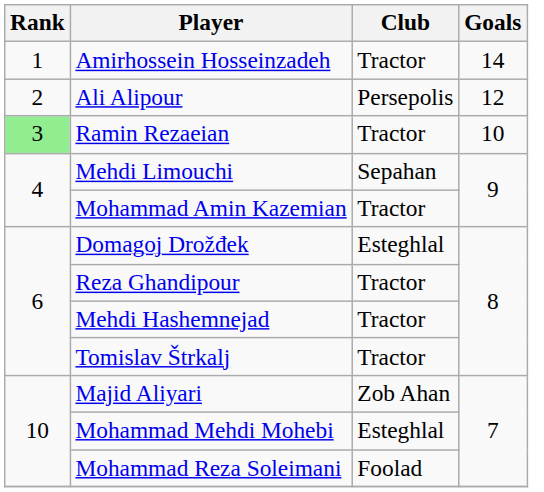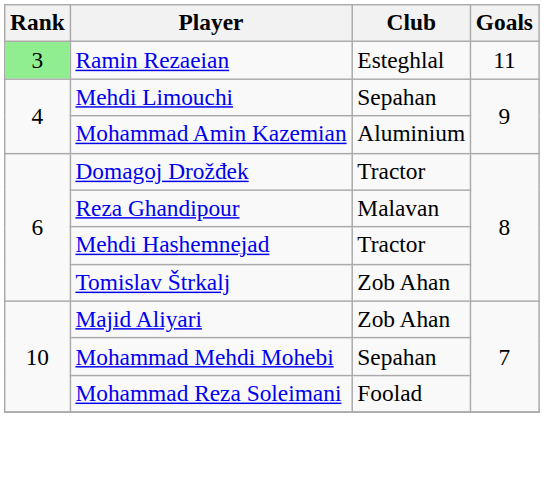- row: (203, 60)
- row: (129, 97)
(391, 134) Tractor -> (401, 60) Esteghlal
(493, 134) 10 -> (504, 60) 11
(391, 208) Tractor -> (411, 134) Aluminium
(401, 245) Esteghlal -> (391, 171) Tractor
(391, 282) Tractor -> (398, 208) Malavan
(391, 356) Tractor -> (404, 282) Zob Ahan
(401, 430) Esteghlal -> (397, 356) Sepahan
